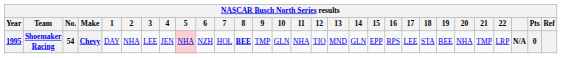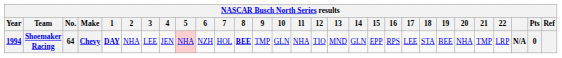(14, 41) 1995 -> (14, 41) 1994
(71, 41) 54 -> (71, 41) 64
(112, 41) normal -> (112, 41) bold
